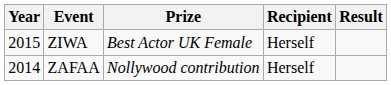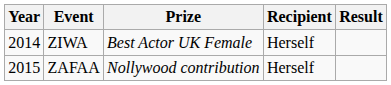(24, 42) 2015 -> (24, 42) 2014
(24, 67) 2014 -> (24, 67) 2015
